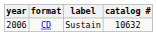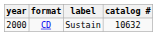(17, 25) 2006 -> (17, 25) 2000
